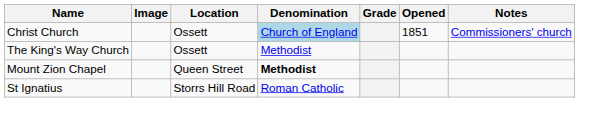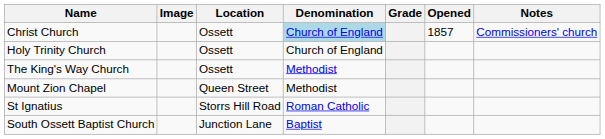(415, 32) 1851 -> (440, 32) 1857
+ row: (56, 50)
(288, 69) bold -> (311, 87) normal
+ row: (81, 124)
